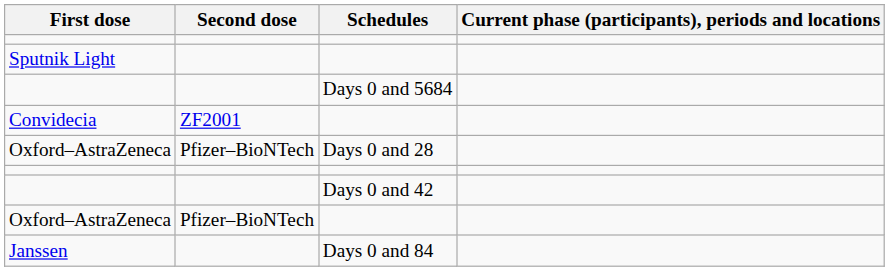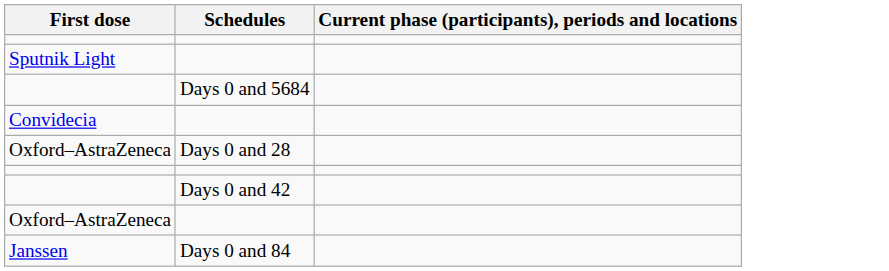- column: (247, 19)
